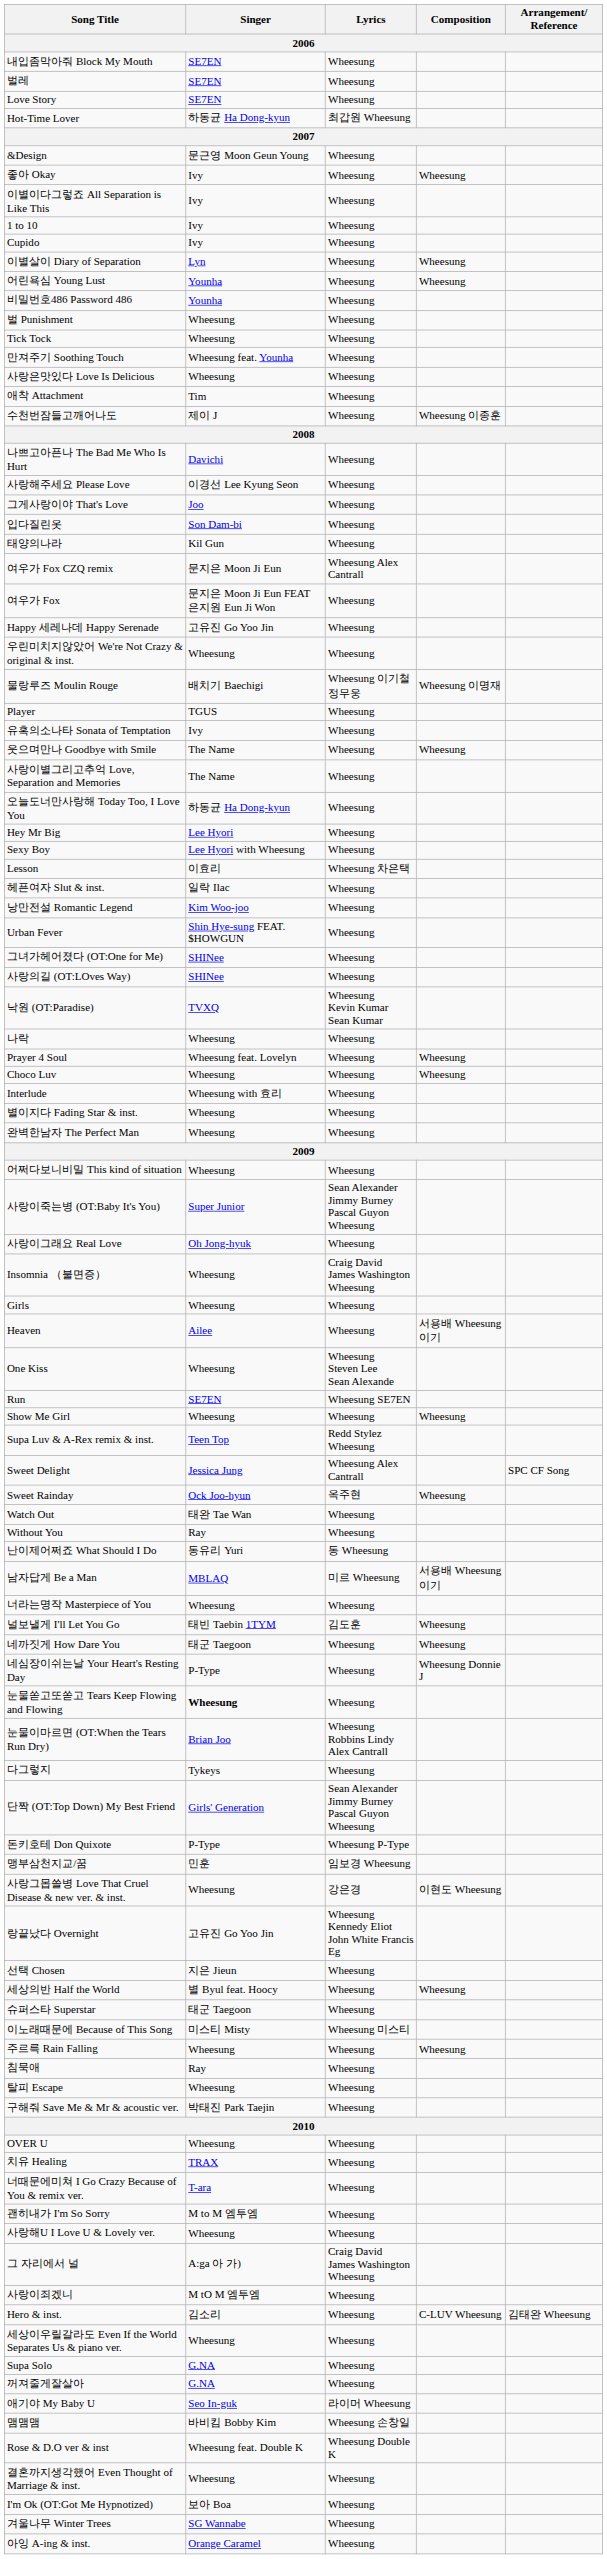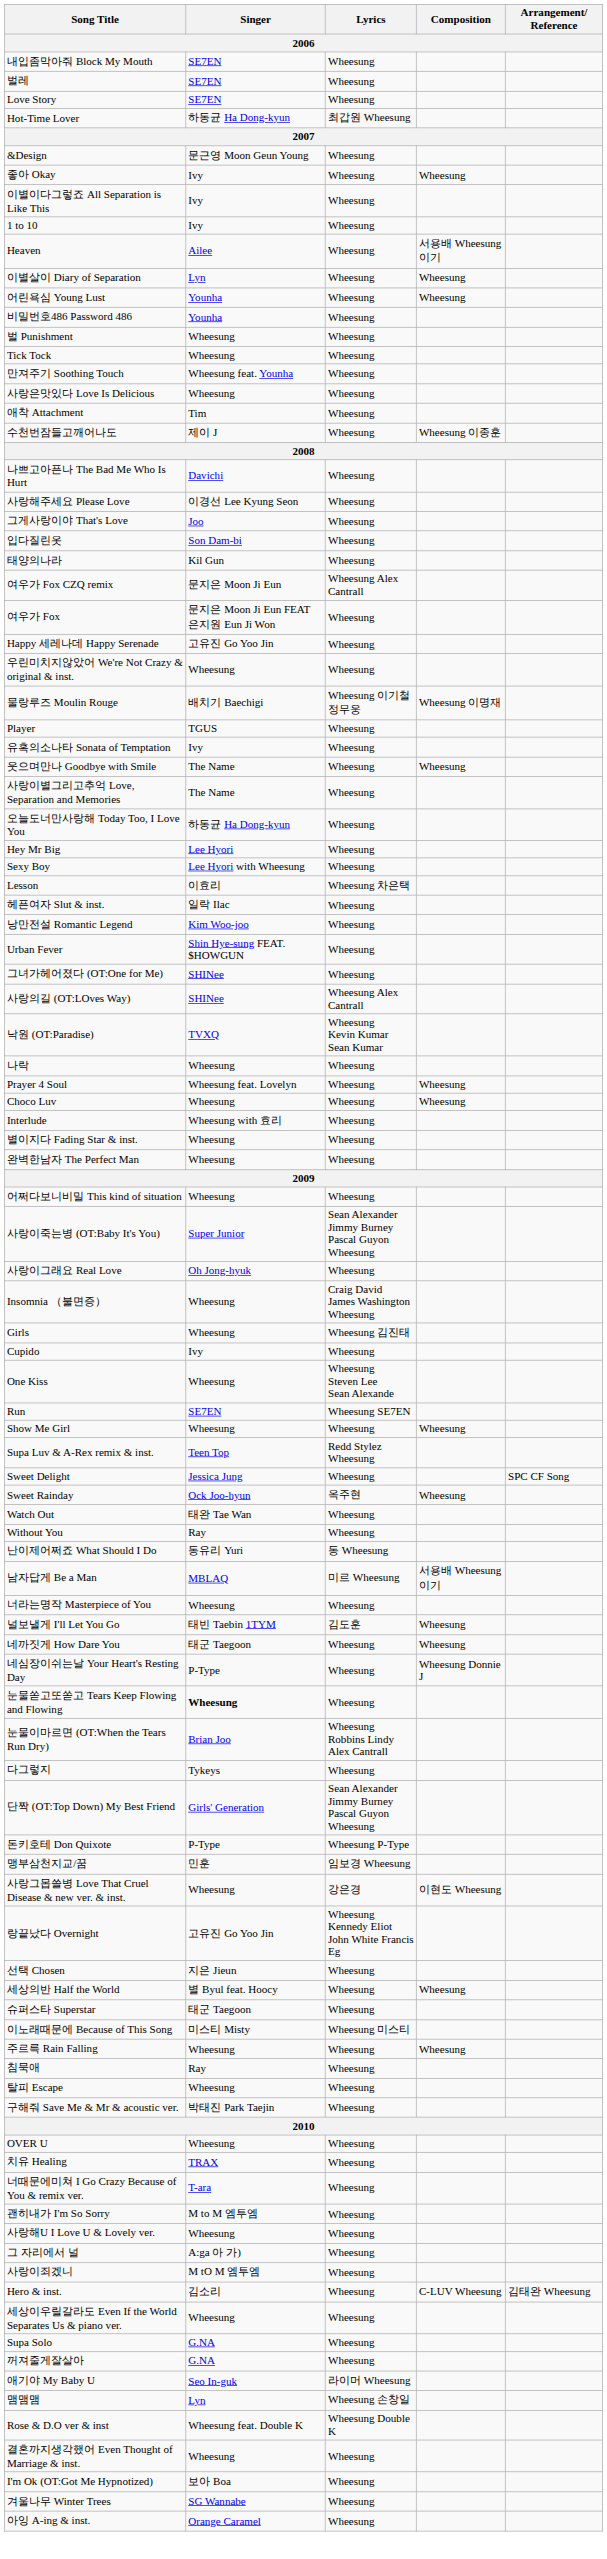rows swapped: (23, 243) <-> (24, 1330)
(351, 977) Wheesung -> (363, 998) Wheesung Alex Cantrall
(351, 1305) Wheesung -> (369, 1332) Wheesung 김진태
(363, 1470) Wheesung Alex Cantrall -> (351, 1476) Wheesung
(369, 2264) Craig David James Washington Wheesung -> (351, 2253) Wheesung
(232, 2422) 바비킴 Bobby Kim -> (197, 2400) Lyn
